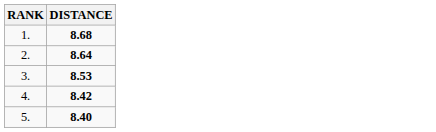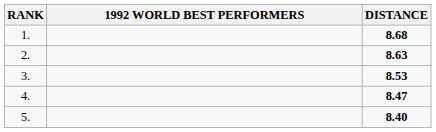+ column: (204, 15)
(81, 55) 8.64 -> (397, 55) 8.63
(81, 96) 8.42 -> (397, 96) 8.47
